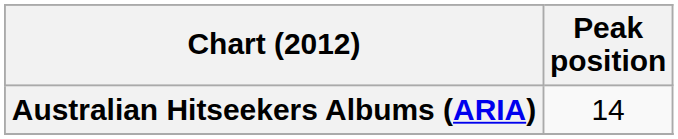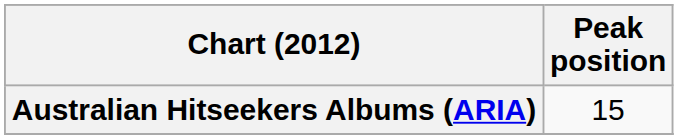(608, 109) 14 -> (608, 109) 15
